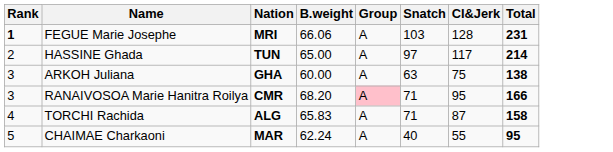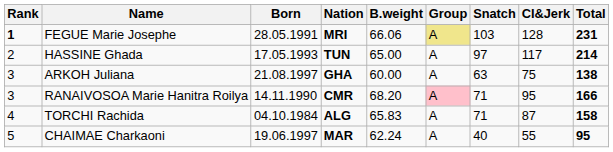+ column: (286, 14)
(363, 34) no background -> (433, 34) khaki background
